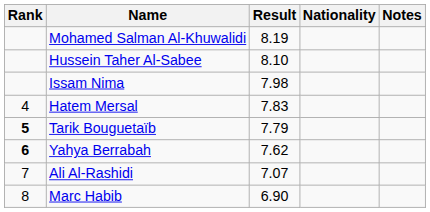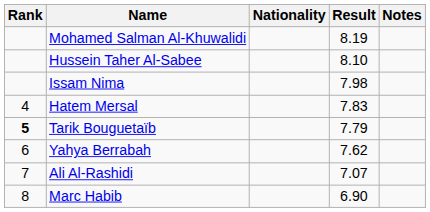columns swapped: (339, 15) <-> (275, 15)
(25, 151) bold -> (25, 151) normal
